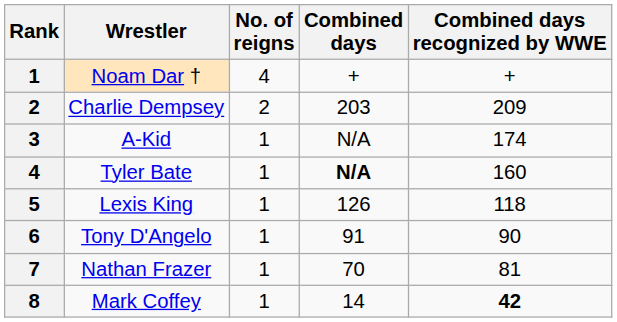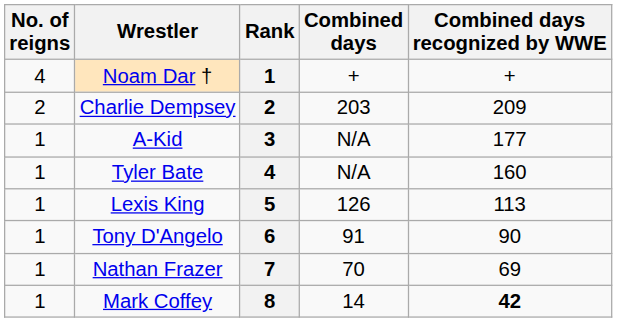columns swapped: (34, 32) <-> (264, 32)
(510, 140) 174 -> (510, 140) 177
(354, 172) bold -> (354, 172) normal
(510, 204) 118 -> (510, 204) 113
(510, 269) 81 -> (510, 269) 69
